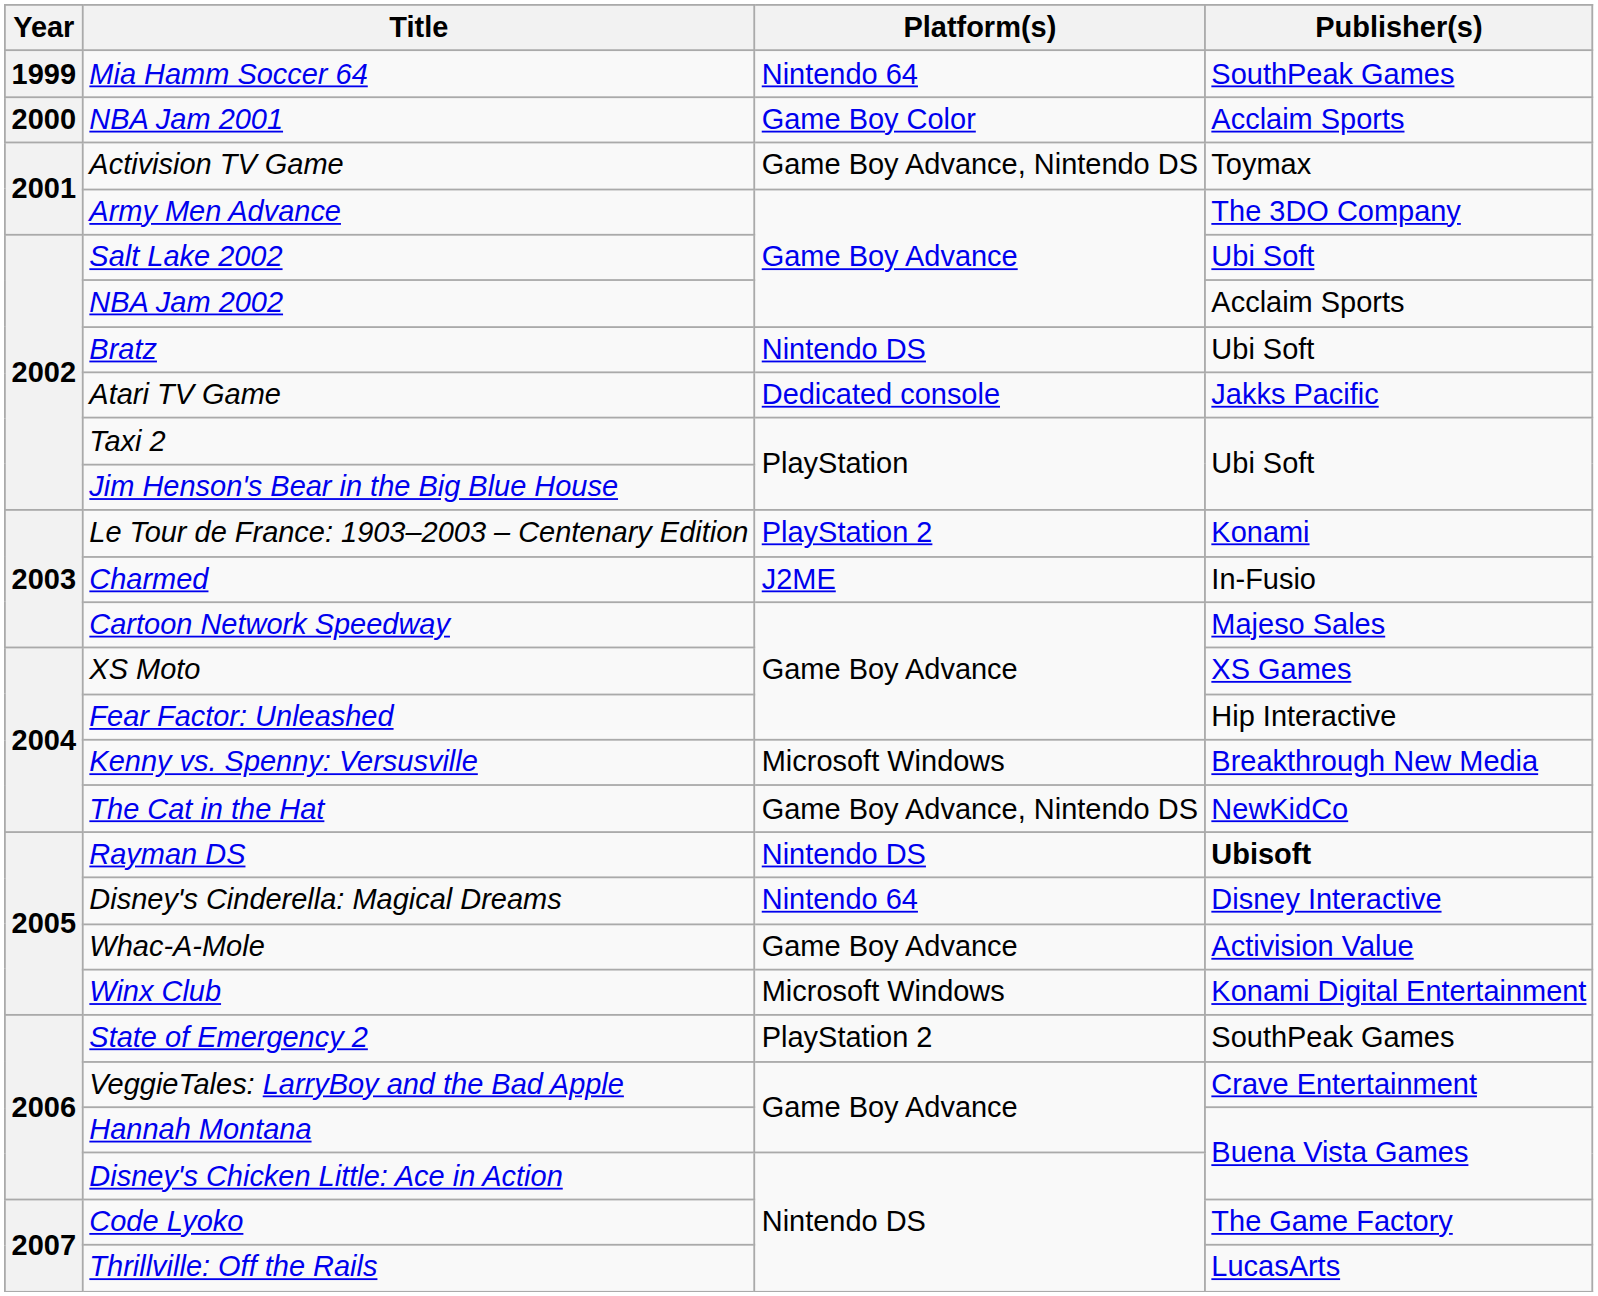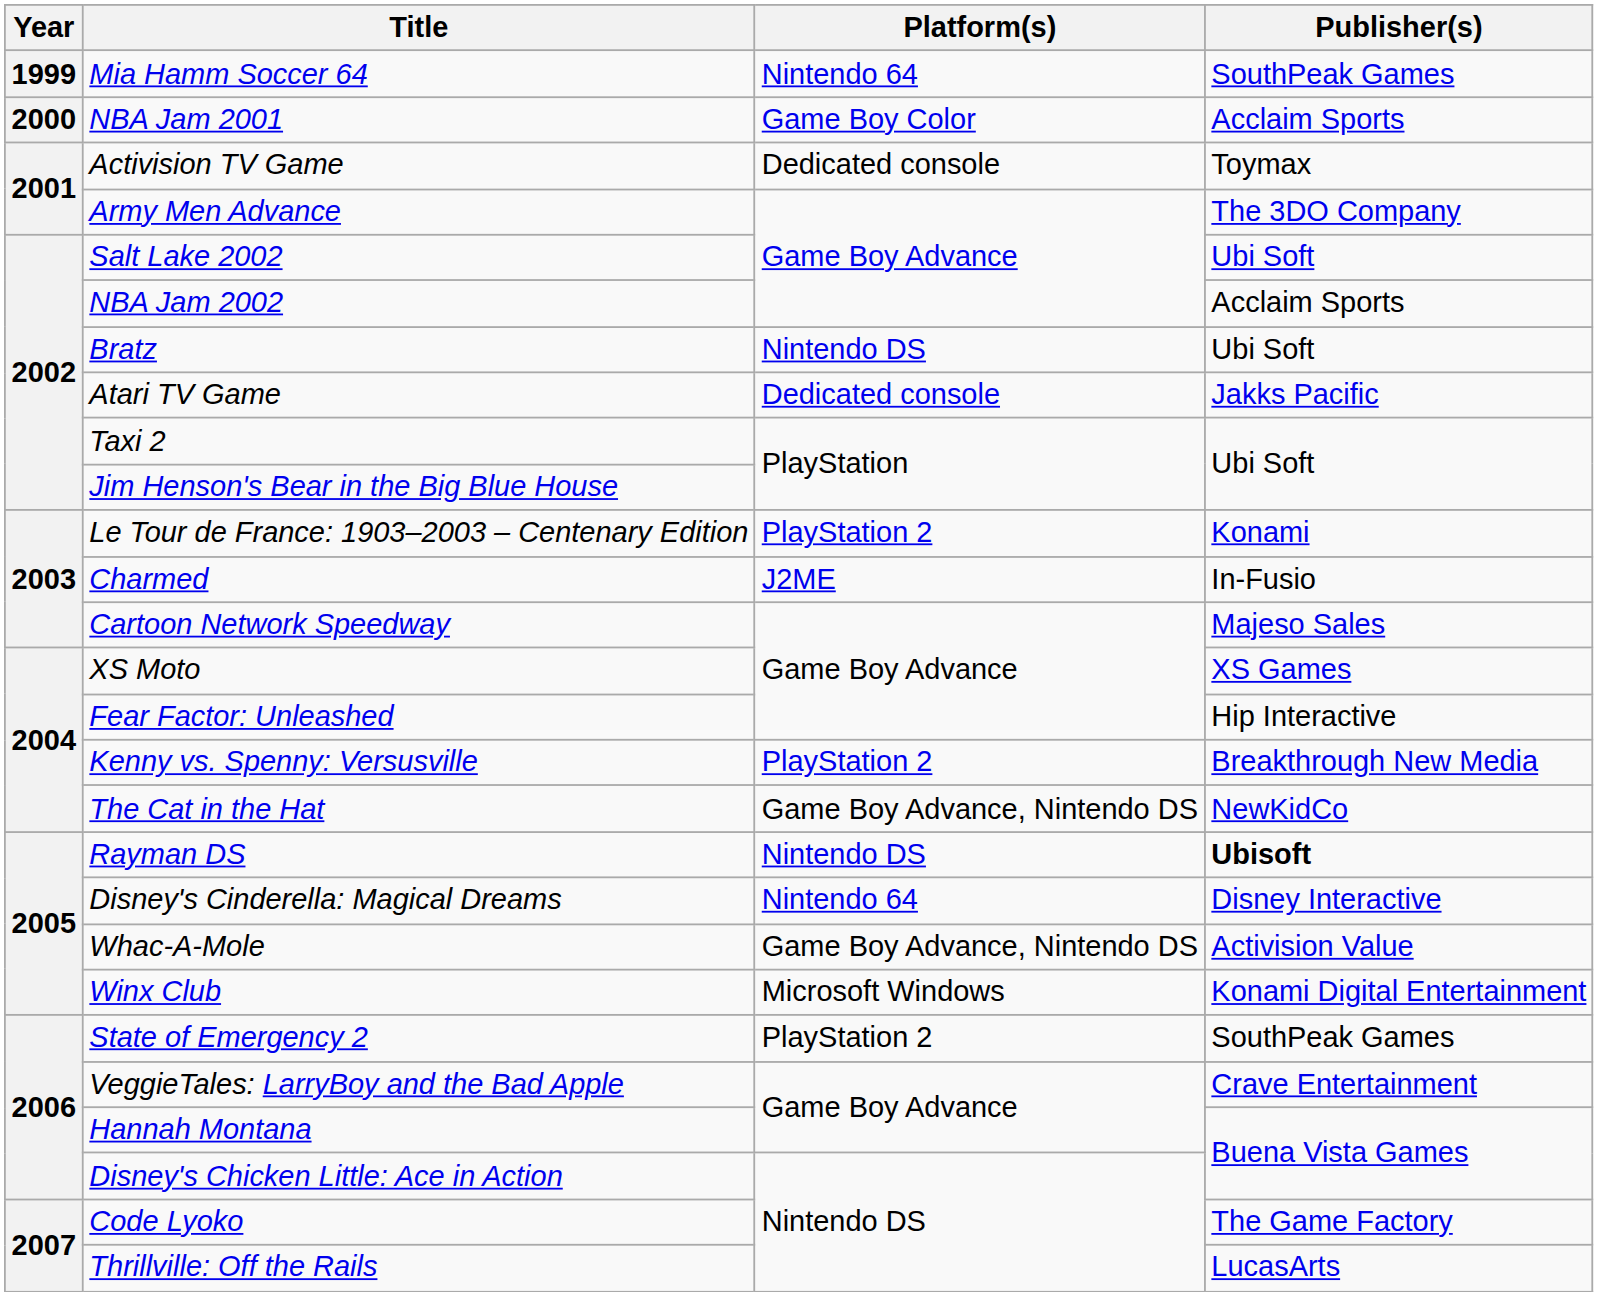(980, 165) Game Boy Advance, Nintendo DS -> (881, 165) Dedicated console
(883, 762) Microsoft Windows -> (847, 762) PlayStation 2
(890, 946) Game Boy Advance -> (980, 946) Game Boy Advance, Nintendo DS
